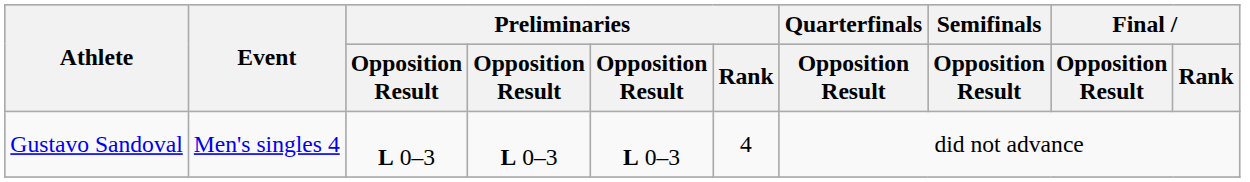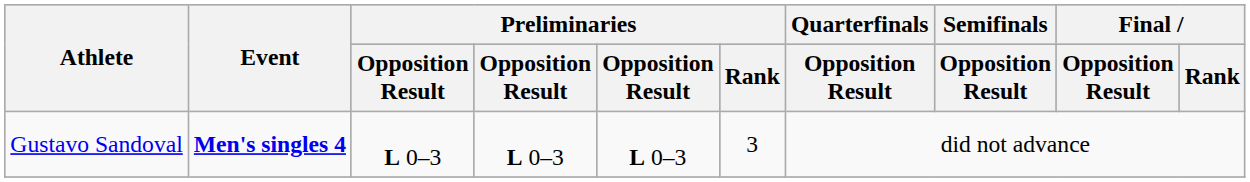(267, 144) normal -> (270, 144) bold
(746, 144) 4 -> (752, 144) 3
